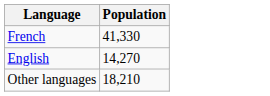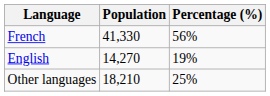+ column: (217, 15)
